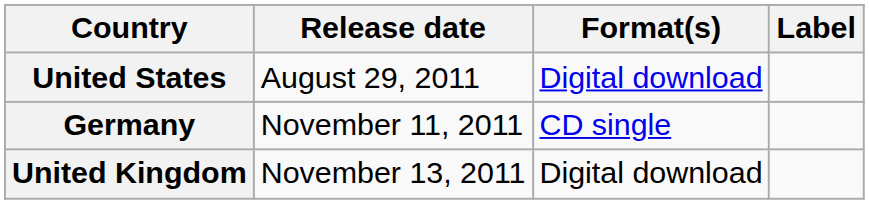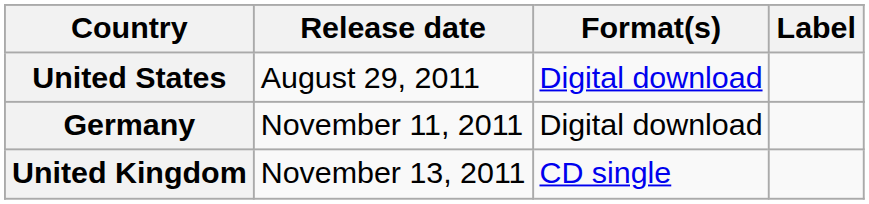(605, 125) CD single -> (651, 125) Digital download
(651, 173) Digital download -> (605, 173) CD single
